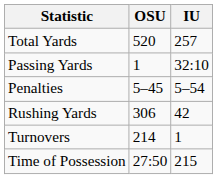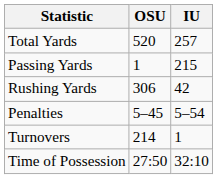(192, 64) 32:10 -> (186, 64) 215
rows swapped: (52, 112) <-> (35, 88)
(186, 161) 215 -> (192, 161) 32:10
